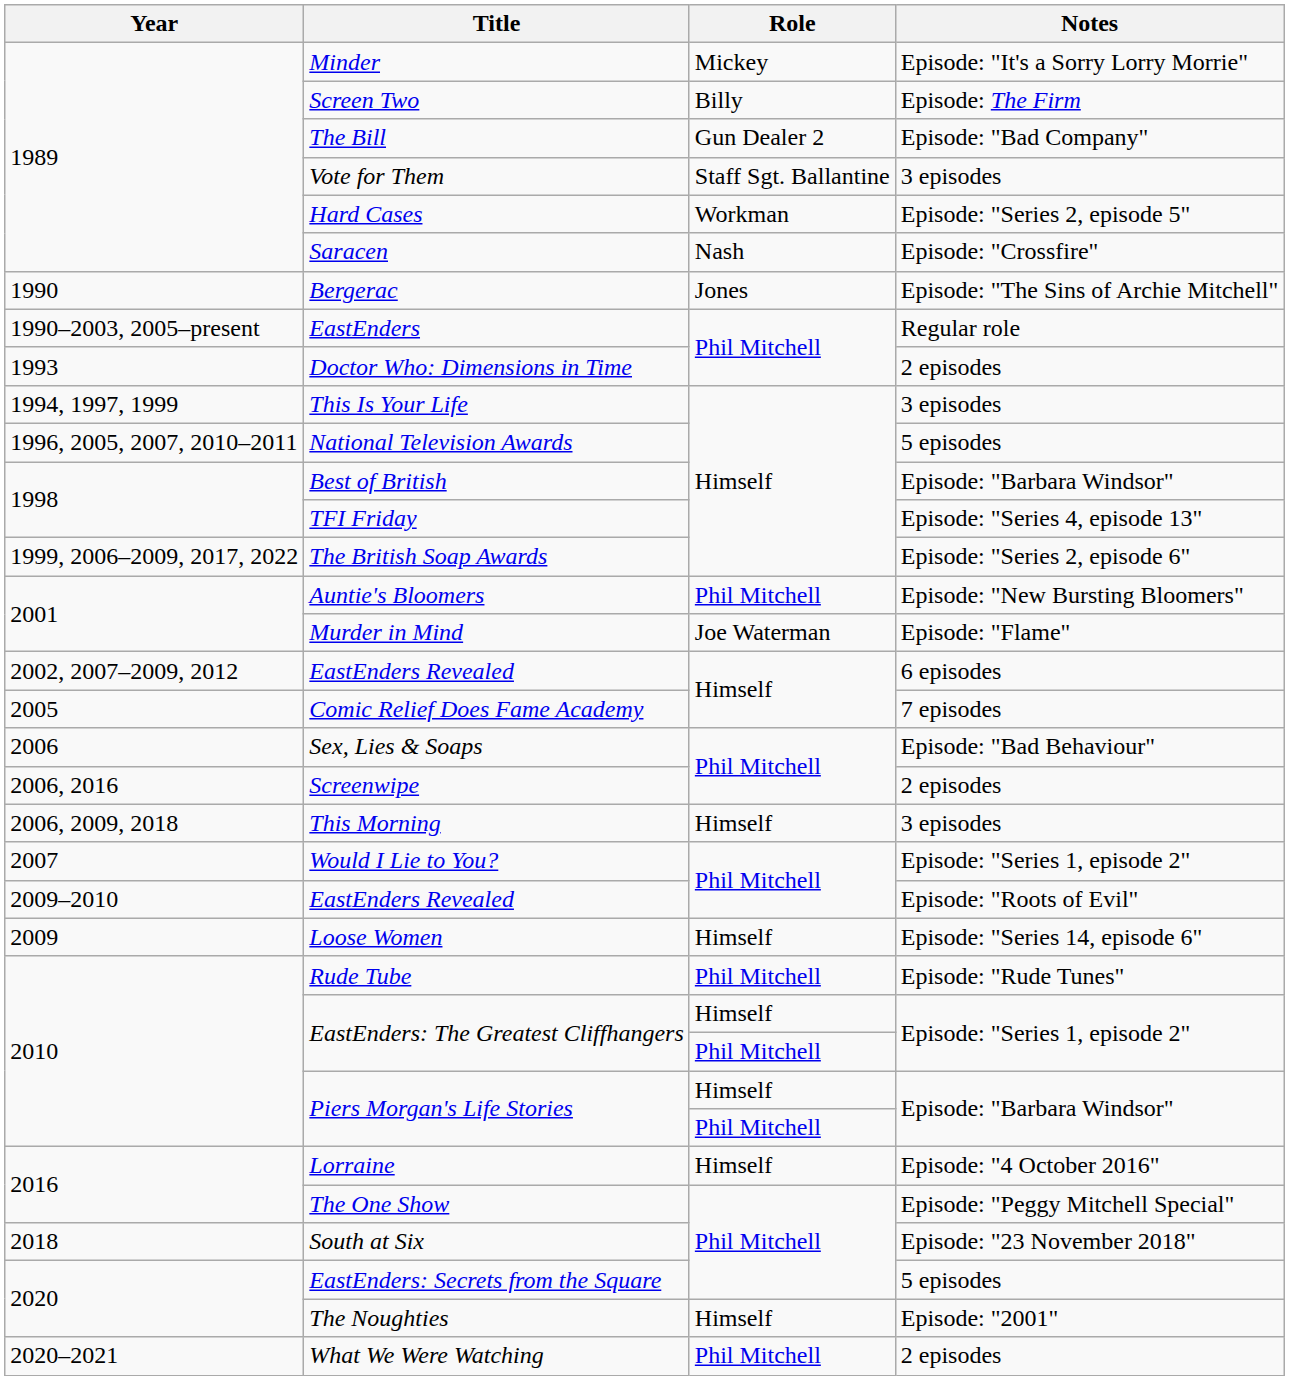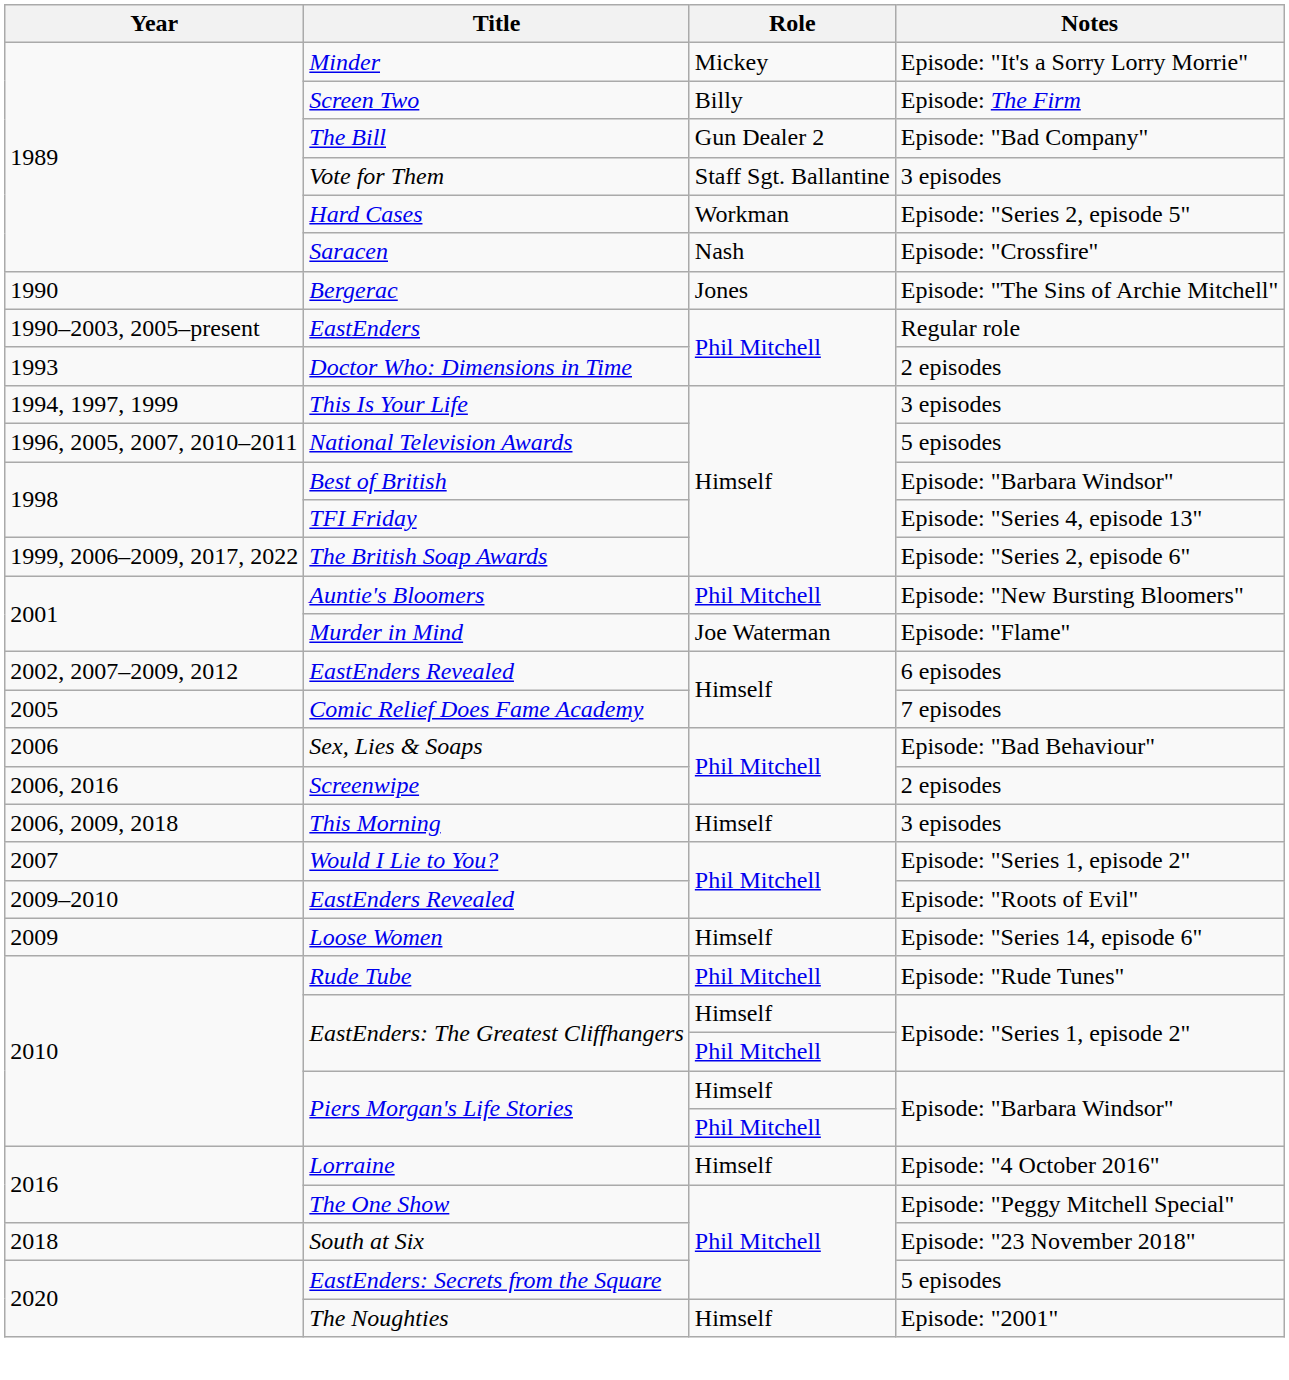- row: (427, 1355)
